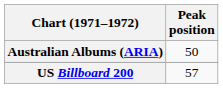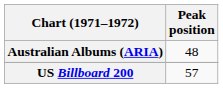(192, 51) 50 -> (192, 51) 48
